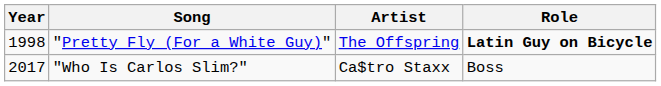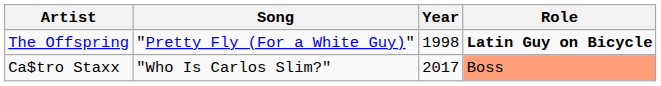columns swapped: (27, 17) <-> (399, 17)
(485, 68) no background -> (485, 68) lightsalmon background
